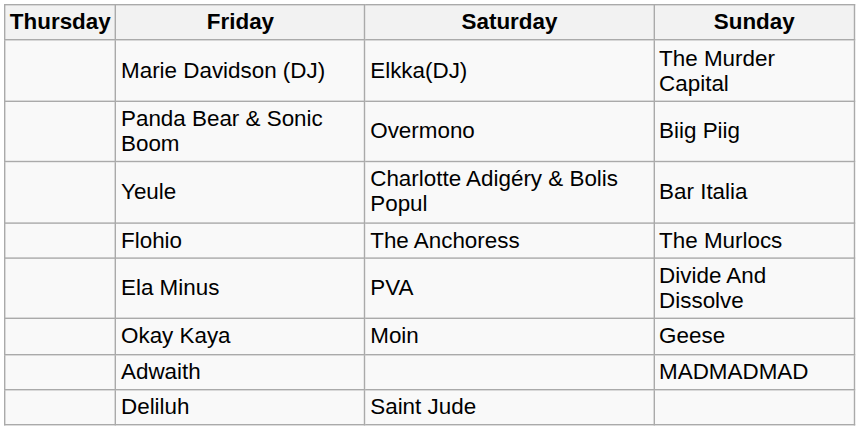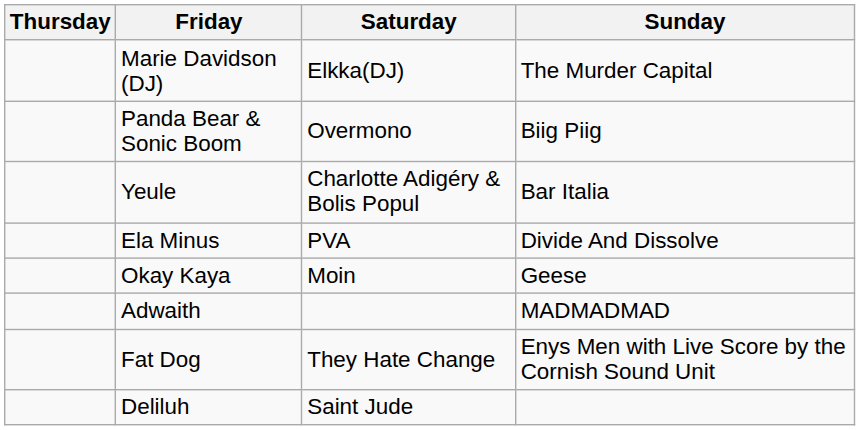- row: (152, 239)
+ row: (161, 359)
